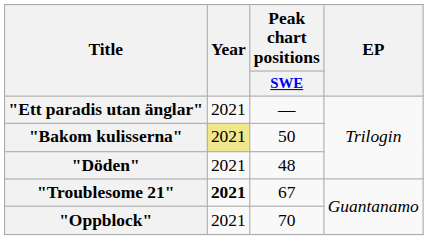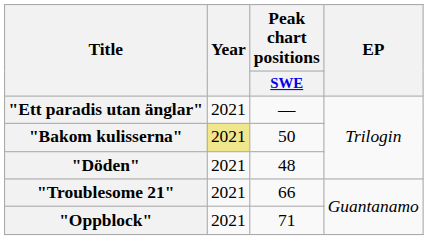(228, 192) bold -> (228, 192) normal
(287, 192) 67 -> (287, 192) 66
(287, 220) 70 -> (287, 220) 71
